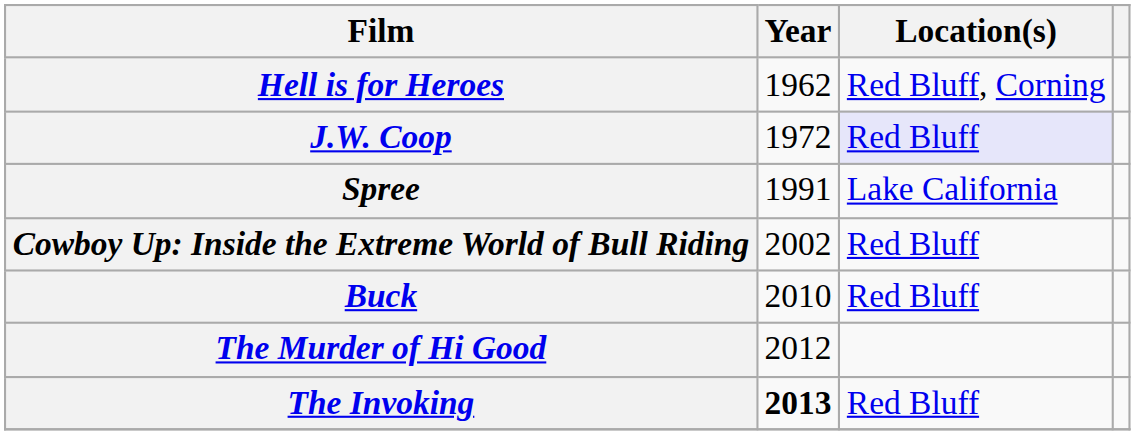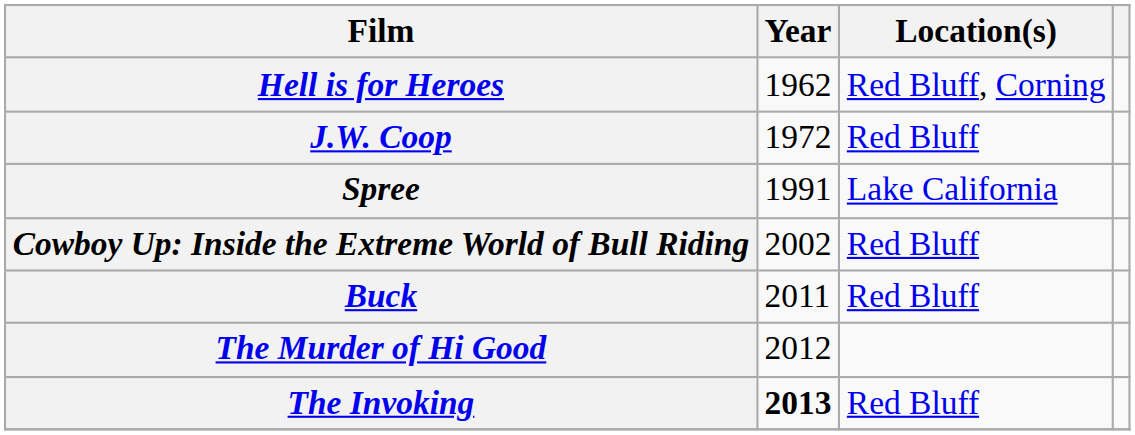(913, 137) lavender background -> (913, 137) no background
(798, 296) 2010 -> (797, 296) 2011
